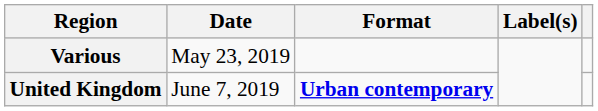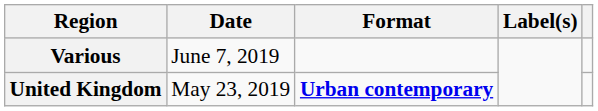(231, 55) May 23, 2019 -> (225, 55) June 7, 2019
(225, 88) June 7, 2019 -> (231, 88) May 23, 2019
